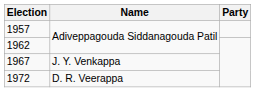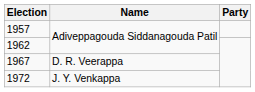(86, 62) J. Y. Venkappa -> (88, 62) D. R. Veerappa
(88, 78) D. R. Veerappa -> (86, 78) J. Y. Venkappa
